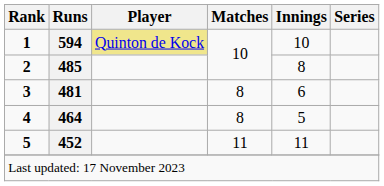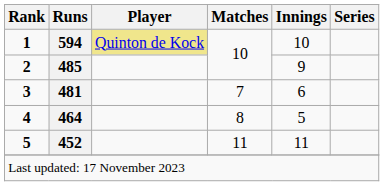(301, 67) 8 -> (301, 67) 9
(240, 92) 8 -> (240, 92) 7
